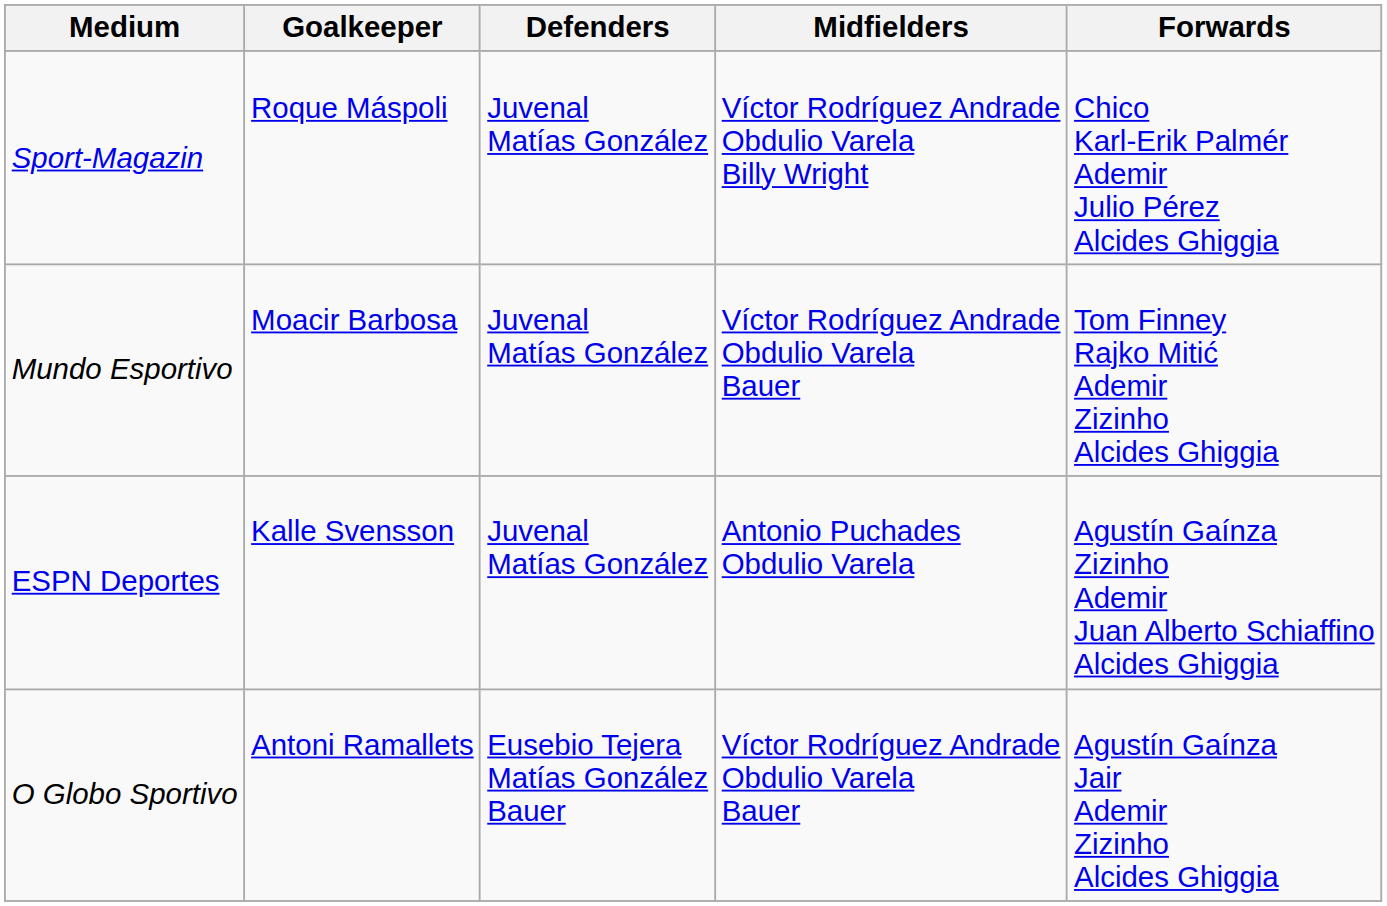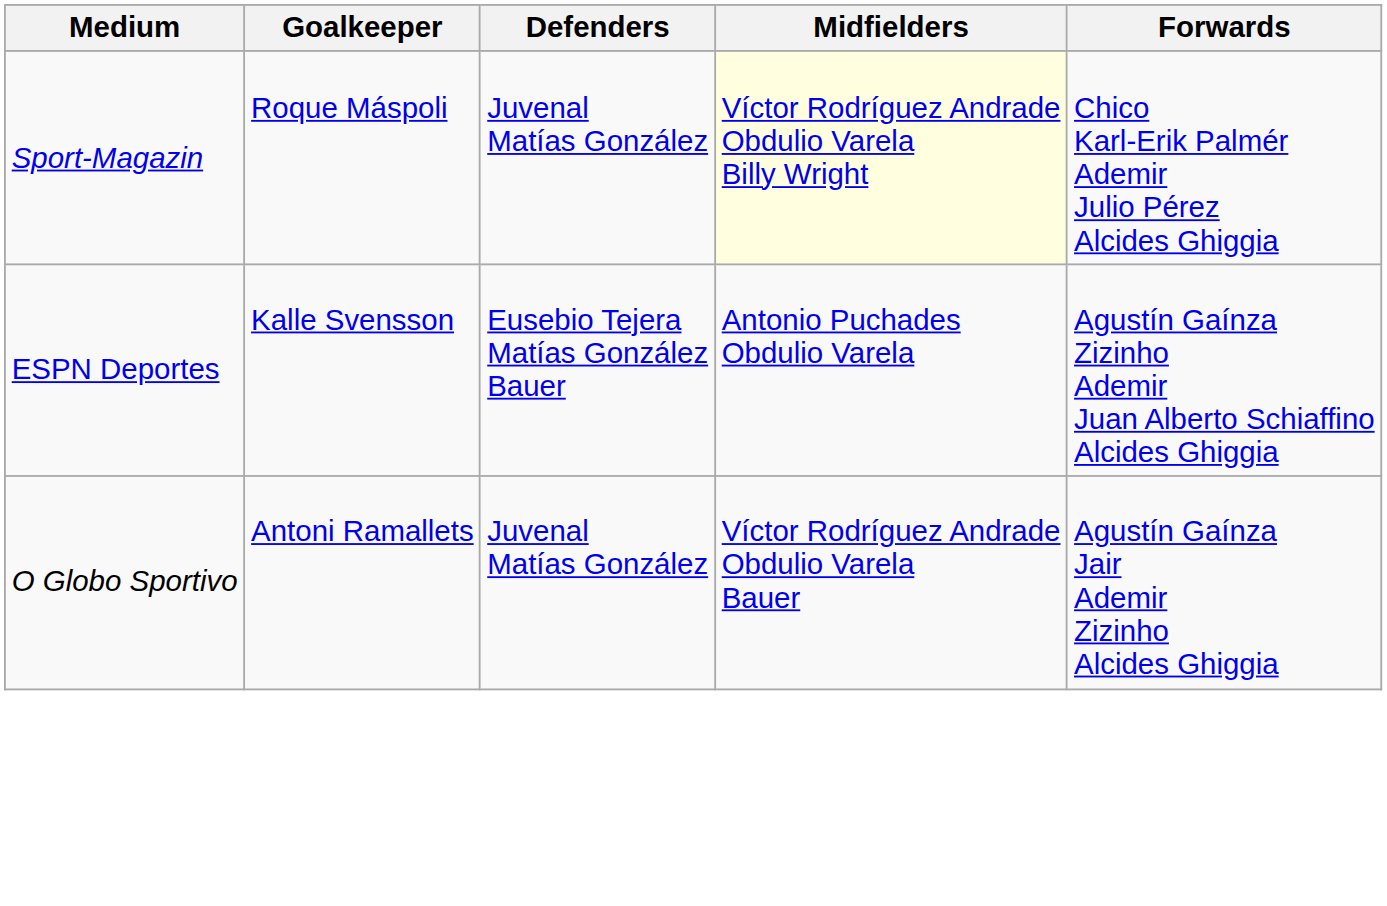(891, 140) no background -> (891, 140) lightyellow background
- row: (122, 369)
(598, 548) Juvenal Matías González -> (598, 353) Eusebio Tejera Matías González Bauer
(598, 777) Eusebio Tejera Matías González Bauer -> (598, 548) Juvenal Matías González
